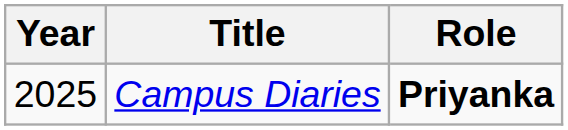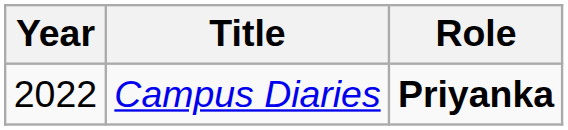(55, 93) 2025 -> (55, 93) 2022
